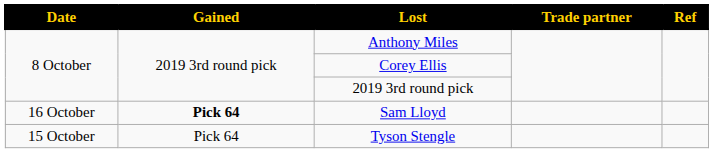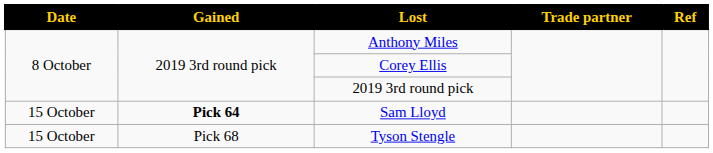(61, 112) 16 October -> (61, 112) 15 October
(216, 136) Pick 64 -> (216, 136) Pick 68
